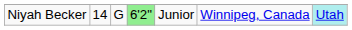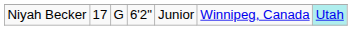(100, 15) 14 -> (100, 15) 17
(141, 15) lightgreen background -> (141, 15) no background
